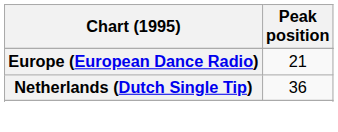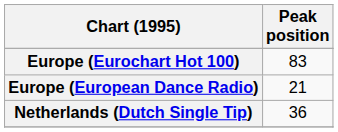+ row: (133, 61)
